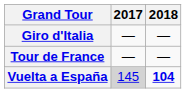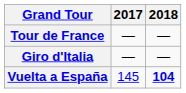rows swapped: (58, 35) <-> (57, 56)
(128, 77) lightgrey background -> (128, 77) no background
